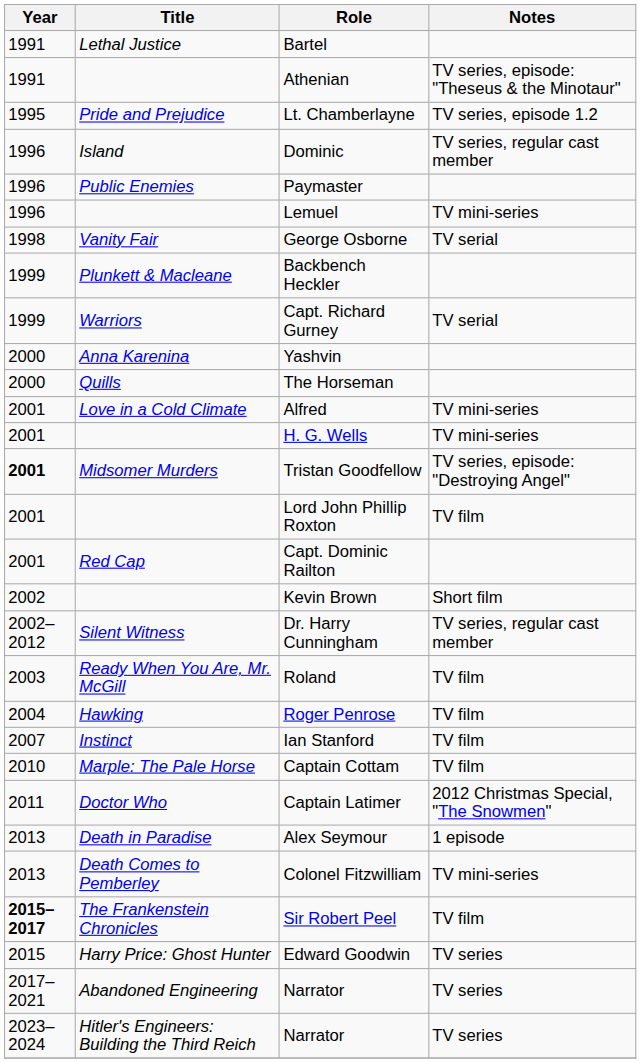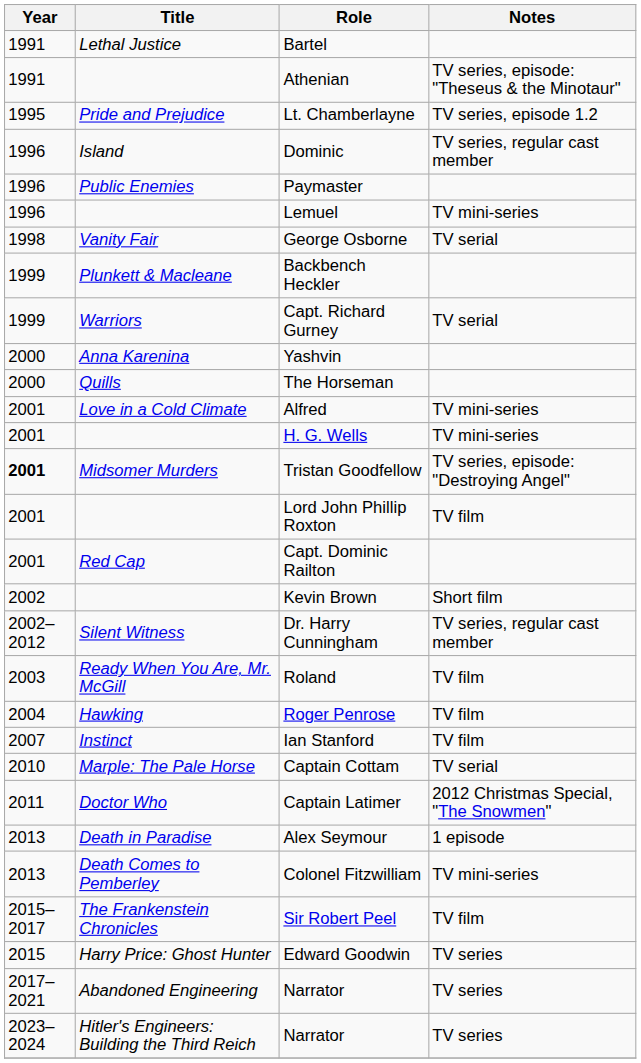(458, 766) TV film -> (465, 766) TV serial
(31, 919) bold -> (31, 919) normal
